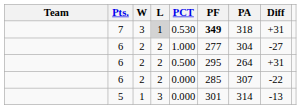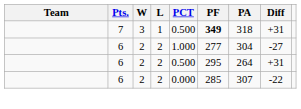(160, 29) lightgrey background -> (160, 29) no background
(183, 29) 0.530 -> (183, 29) 0.500
- row: (121, 96)
